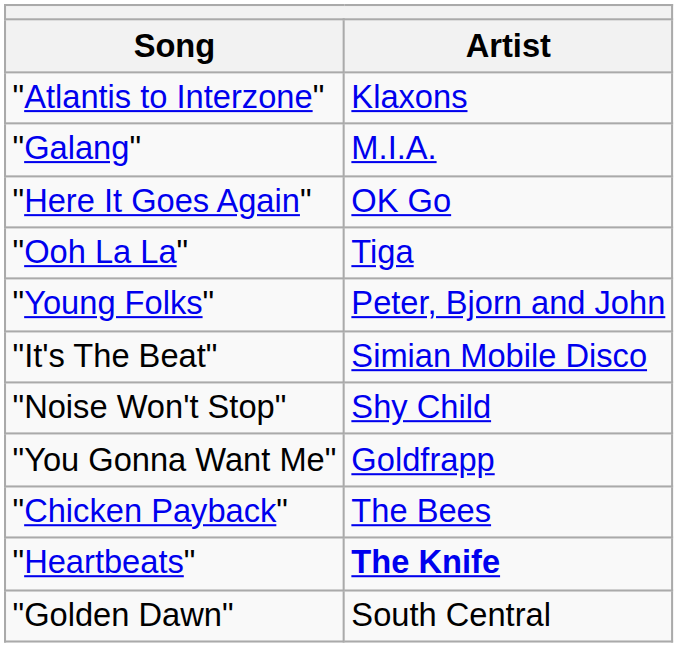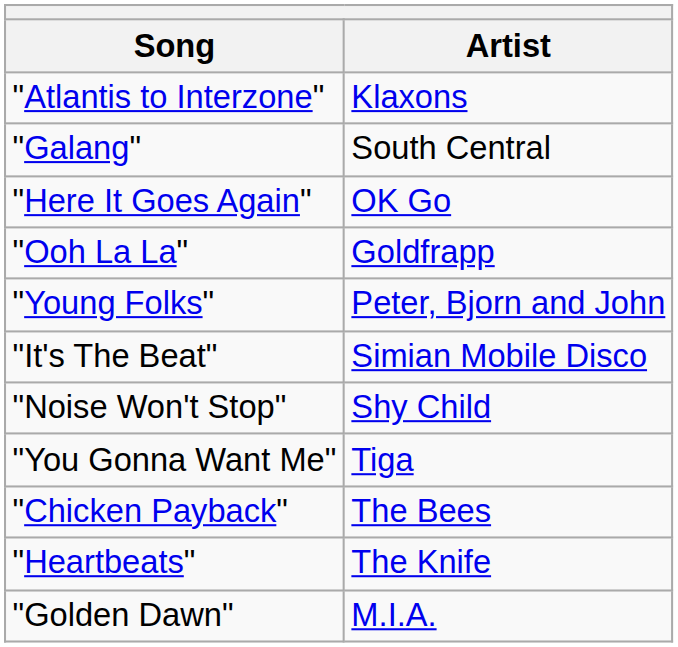(394, 148) M.I.A. -> (451, 148) South Central
(383, 252) Tiga -> (423, 252) Goldfrapp
(423, 459) Goldfrapp -> (383, 459) Tiga
(426, 563) bold -> (421, 563) normal
(451, 614) South Central -> (394, 614) M.I.A.
